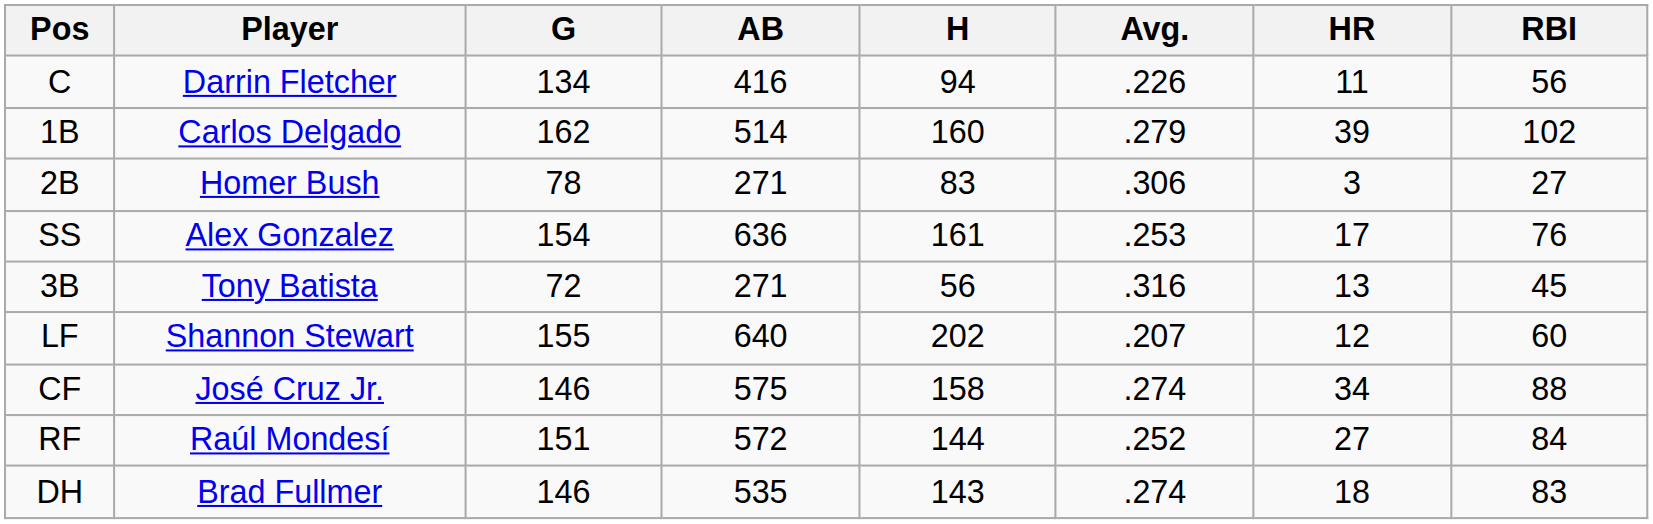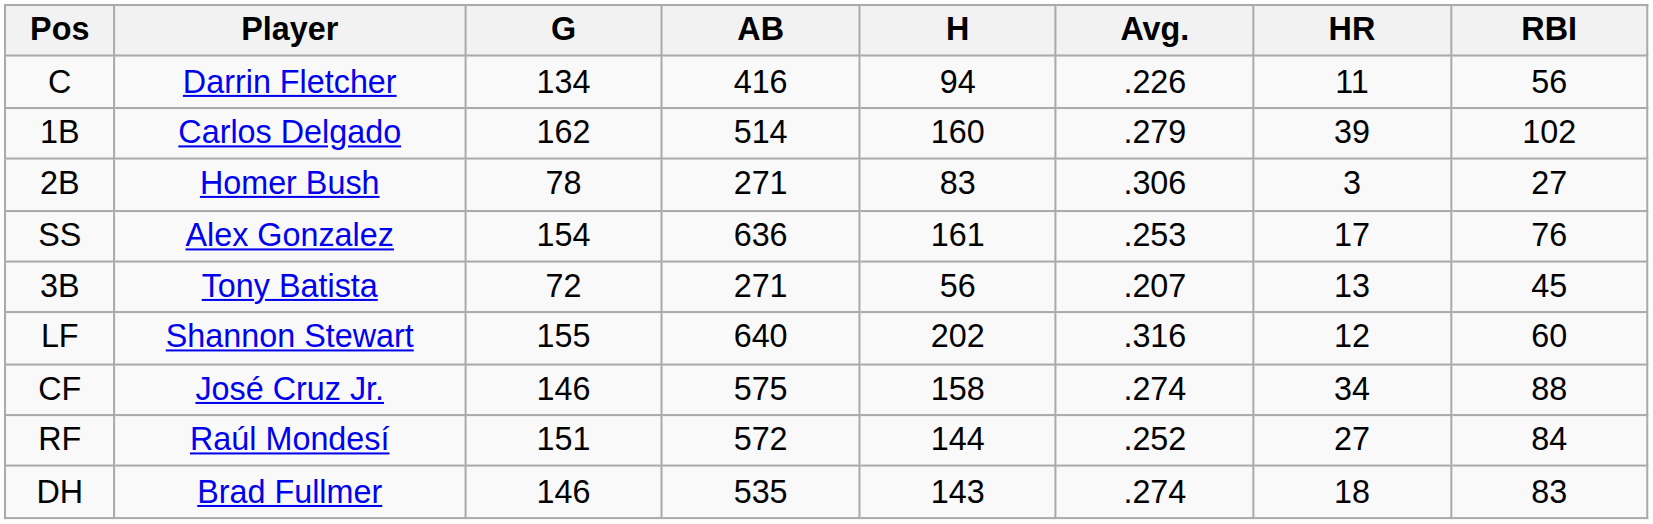(1155, 286) .316 -> (1155, 286) .207
(1155, 337) .207 -> (1155, 337) .316
